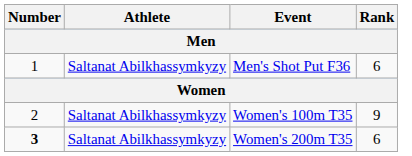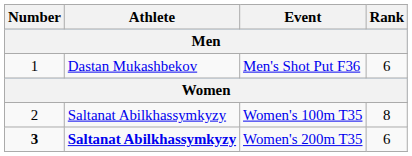(147, 66) Saltanat Abilkhassymkyzy -> (132, 66) Dastan Mukashbekov
(377, 115) 9 -> (387, 115) 8
(147, 139) normal -> (152, 139) bold
